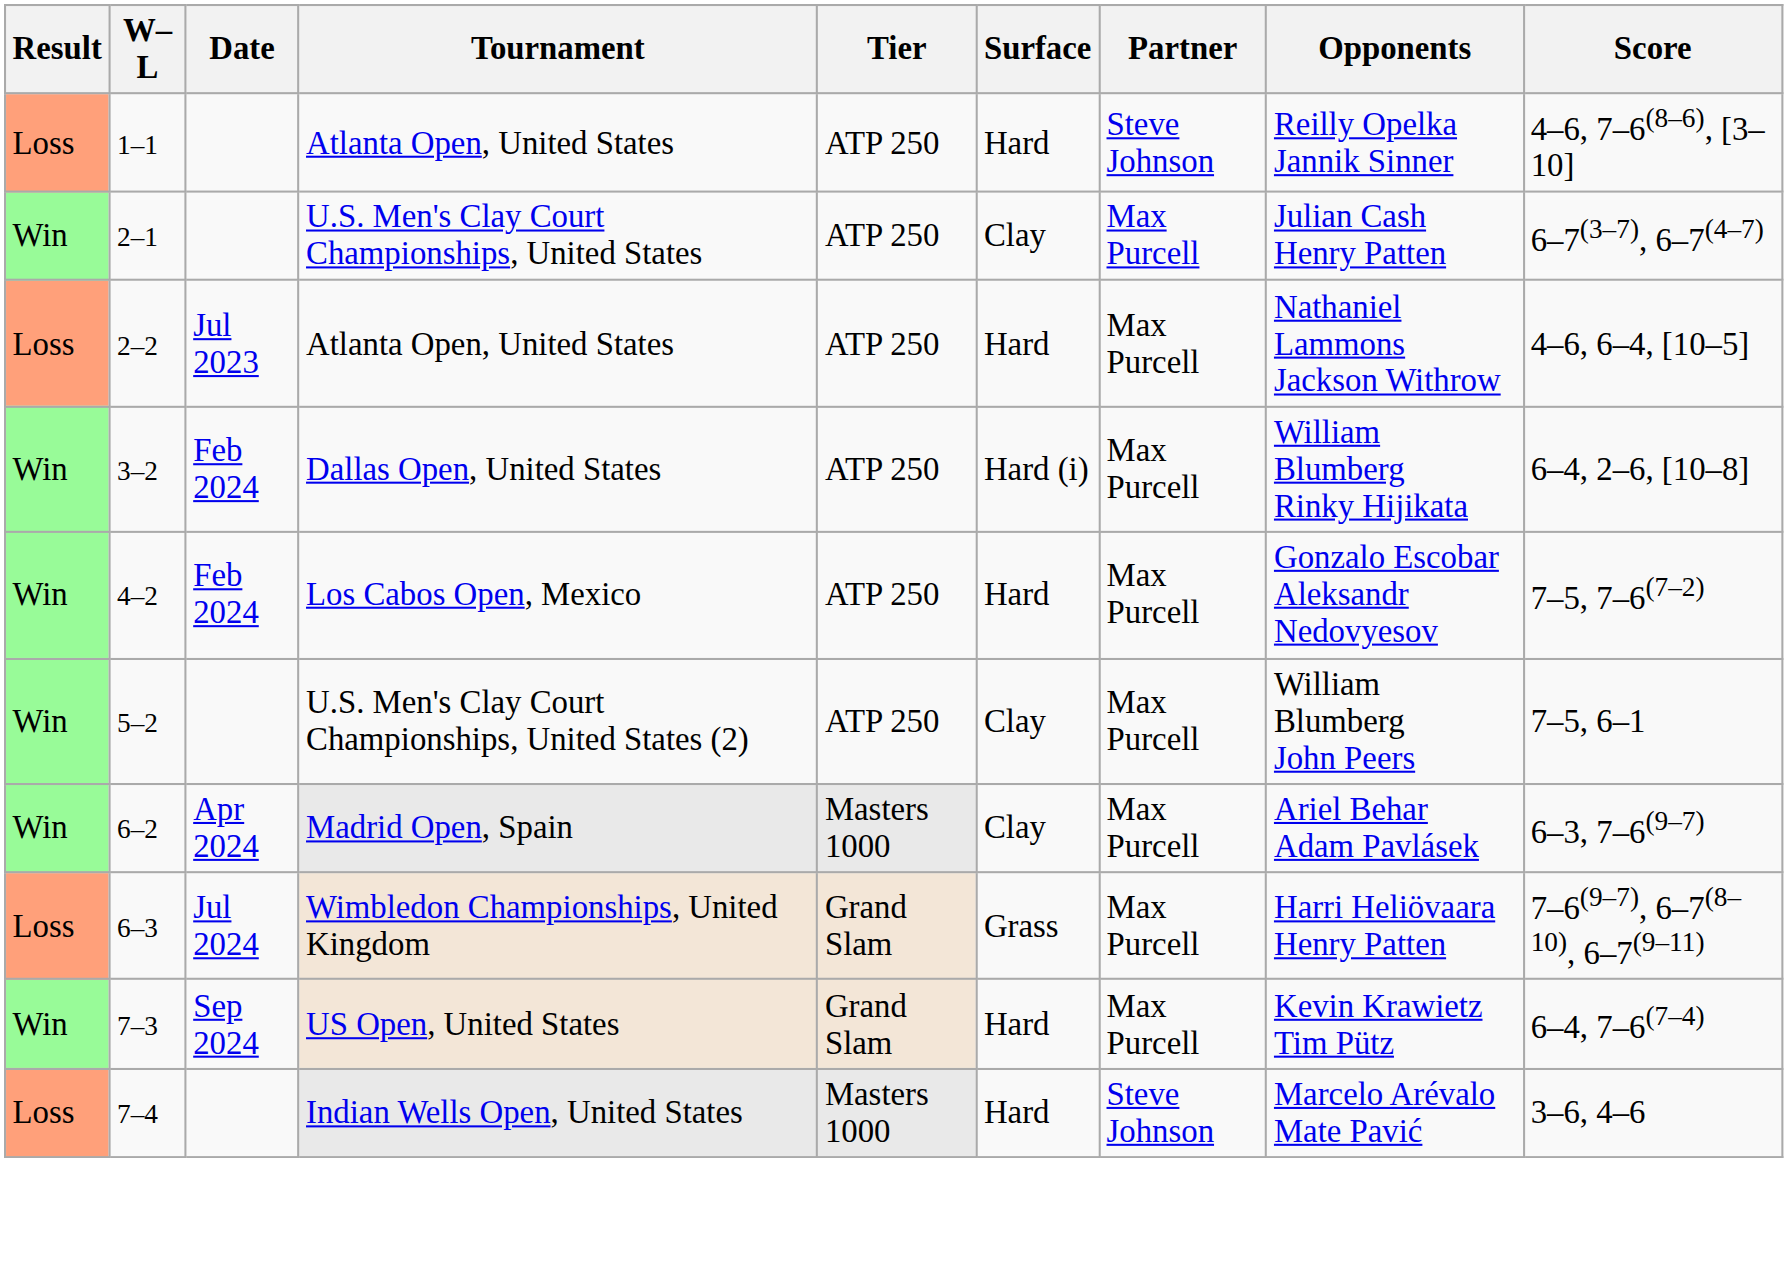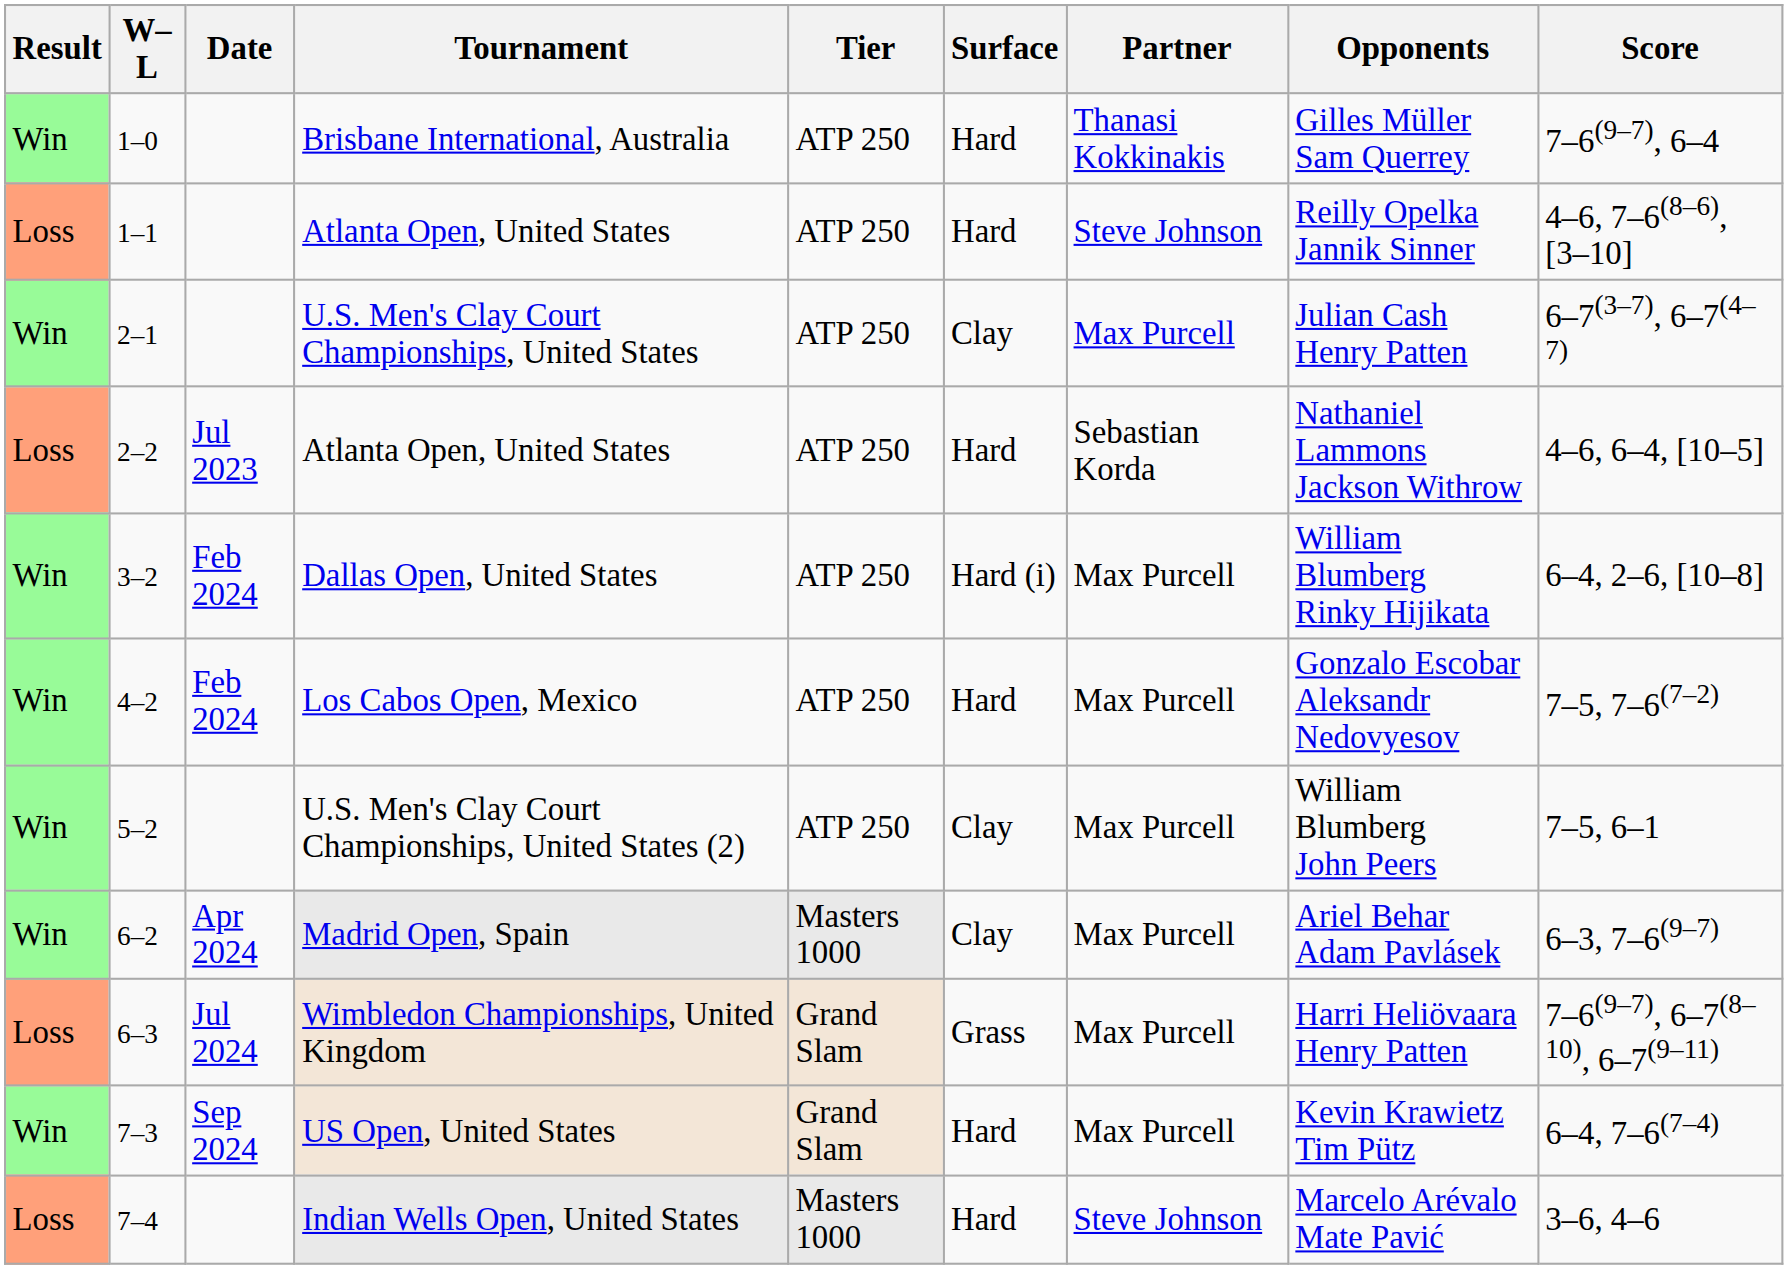+ row: (138, 139)
(1153, 343) Max Purcell -> (1136, 449) Sebastian Korda
